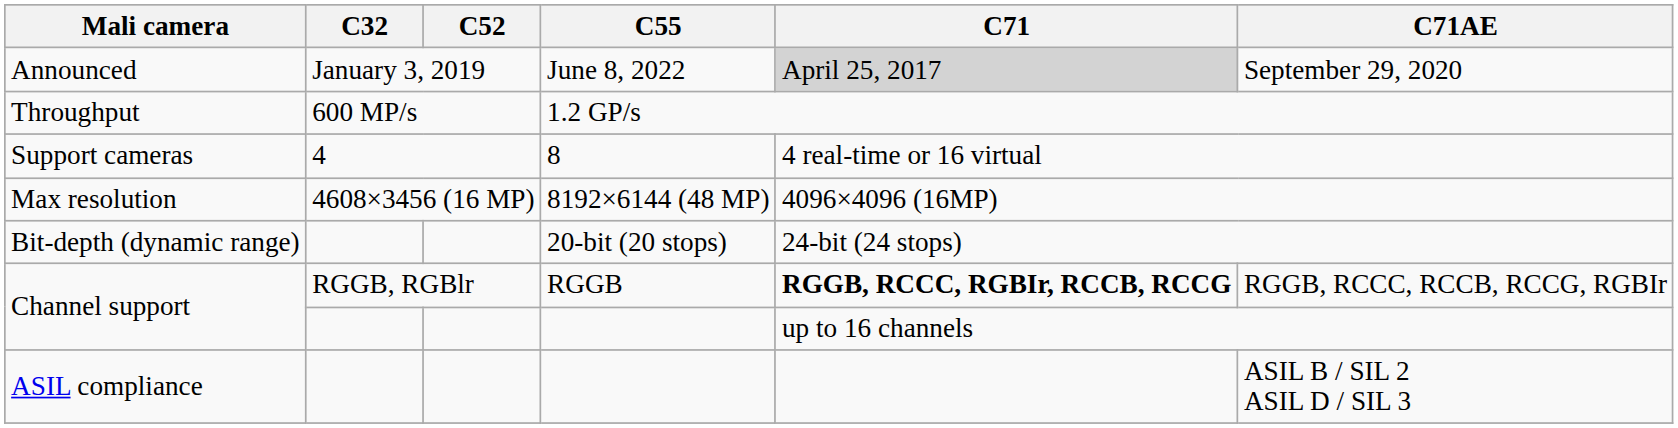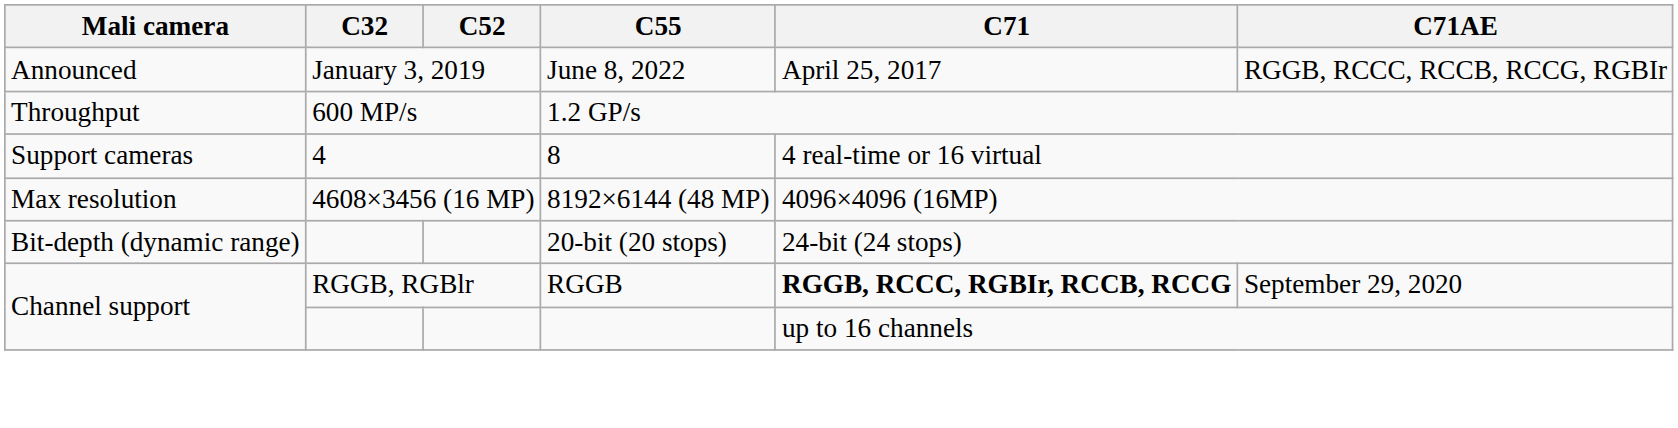(862, 69) lightgrey background -> (862, 69) no background
(1353, 69) September 29, 2020 -> (1455, 69) RGGB, RCCC, RCCB, RCCG, RGBIr
(1455, 284) RGGB, RCCC, RCCB, RCCG, RGBIr -> (1353, 284) September 29, 2020
- row: (107, 386)
